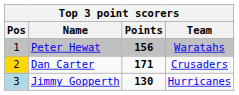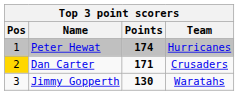(144, 47) 156 -> (144, 47) 174
(199, 47) Waratahs -> (199, 47) Hurricanes
(16, 82) lightblue background -> (16, 82) no background
(199, 82) Hurricanes -> (199, 82) Waratahs
